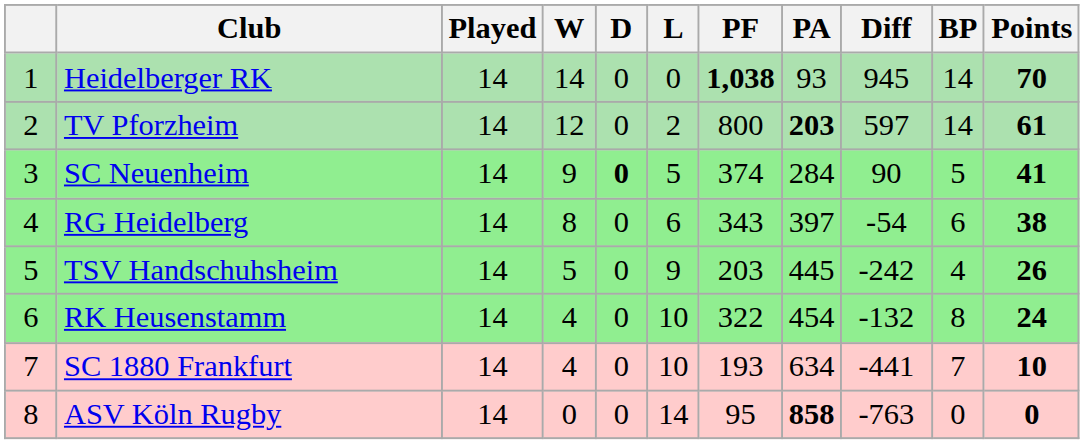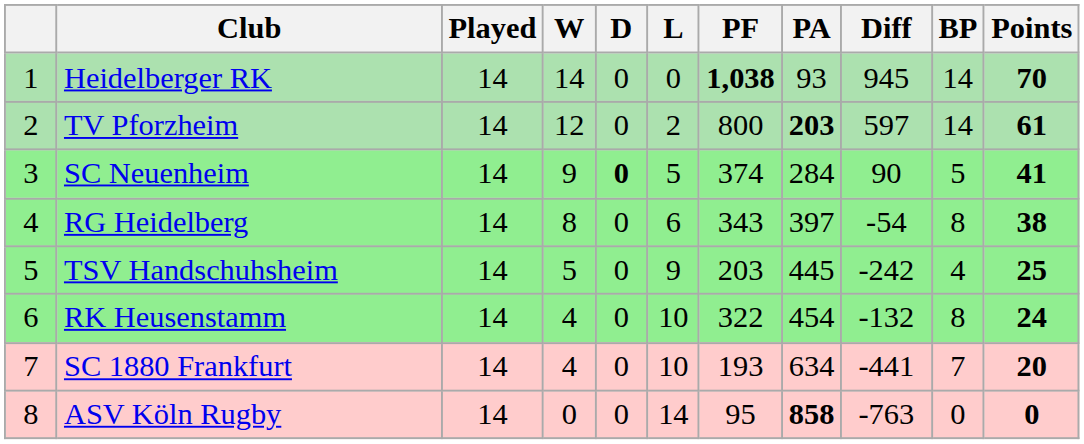(958, 221) 6 -> (958, 221) 8
(1032, 269) 26 -> (1032, 269) 25
(1032, 366) 10 -> (1032, 366) 20
